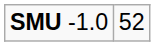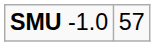(132, 22) 52 -> (132, 22) 57
